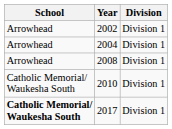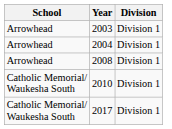- row: (107, 28)
+ row: (102, 28)
(49, 111) bold -> (47, 111) normal
